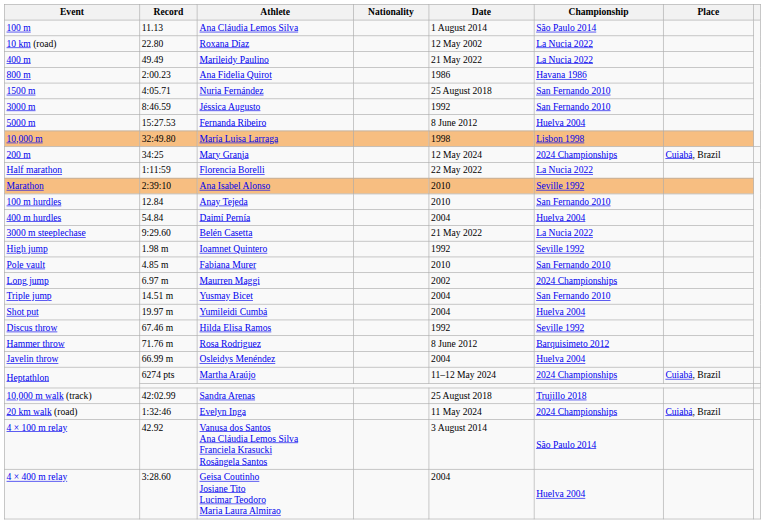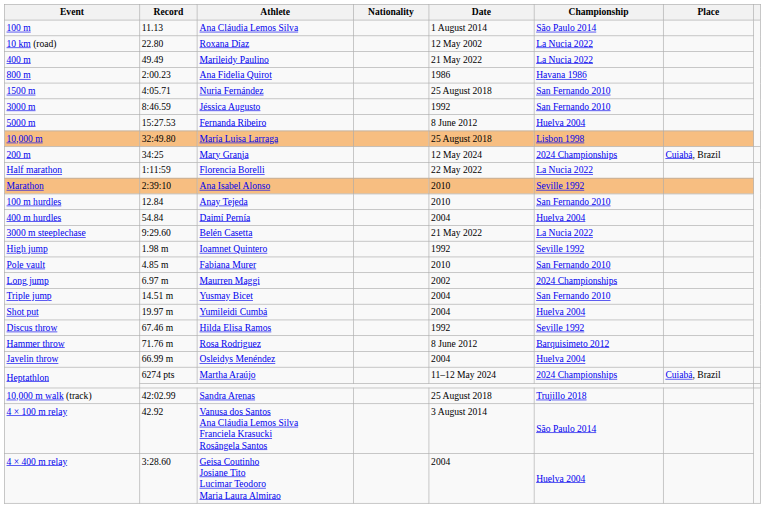(441, 138) 1998 -> (461, 138) 25 August 2018
- row: (223, 411)
